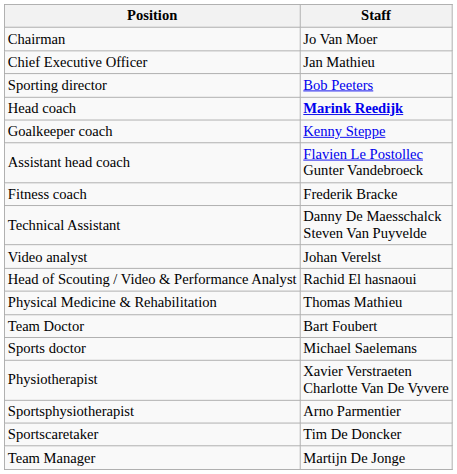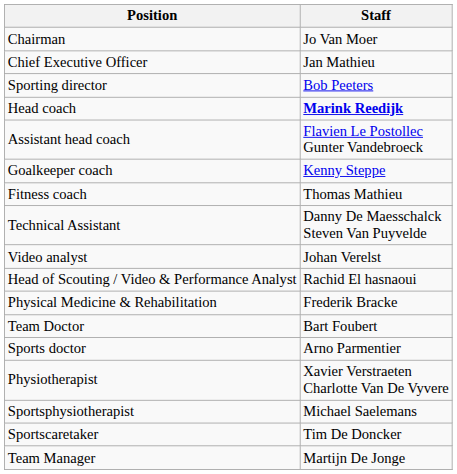rows swapped: (69, 162) <-> (60, 131)
(350, 194) Frederik Bracke -> (353, 194) Thomas Mathieu
(353, 302) Thomas Mathieu -> (350, 302) Frederik Bracke
(360, 348) Michael Saelemans -> (352, 348) Arno Parmentier
(352, 411) Arno Parmentier -> (360, 411) Michael Saelemans
